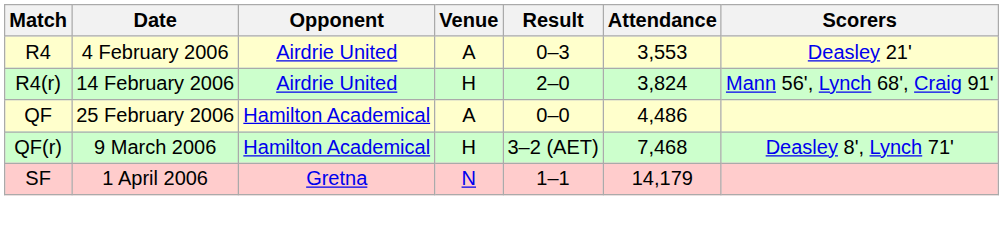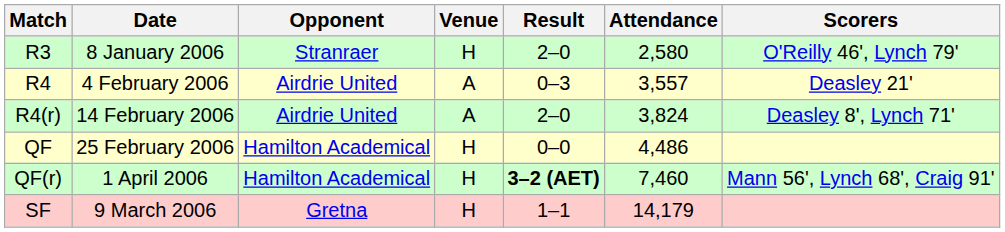+ row: (38, 52)
(662, 52) 3,553 -> (663, 83) 3,557
(469, 83) H -> (469, 115) A
(860, 83) Mann 56', Lynch 68', Craig 91' -> (861, 115) Deasley 8', Lynch 71'
(469, 115) A -> (469, 147) H
(155, 147) 9 March 2006 -> (155, 178) 1 April 2006
(553, 147) normal -> (554, 178) bold
(662, 147) 7,468 -> (663, 178) 7,460
(860, 147) Deasley 8', Lynch 71' -> (861, 178) Mann 56', Lynch 68', Craig 91'
(155, 178) 1 April 2006 -> (155, 210) 9 March 2006
(469, 178) N -> (469, 210) H
